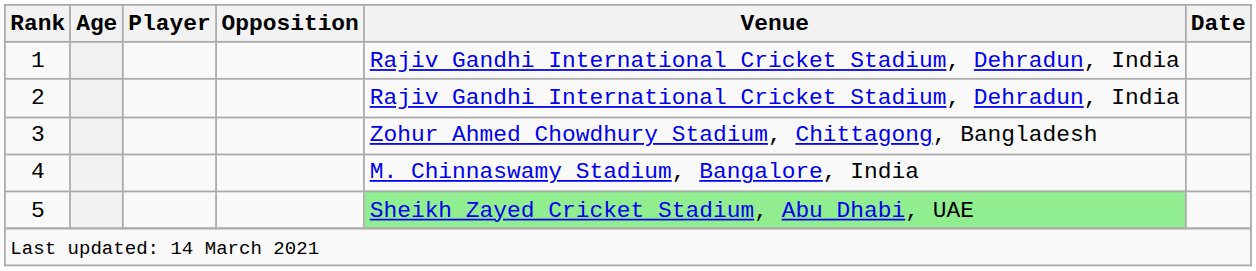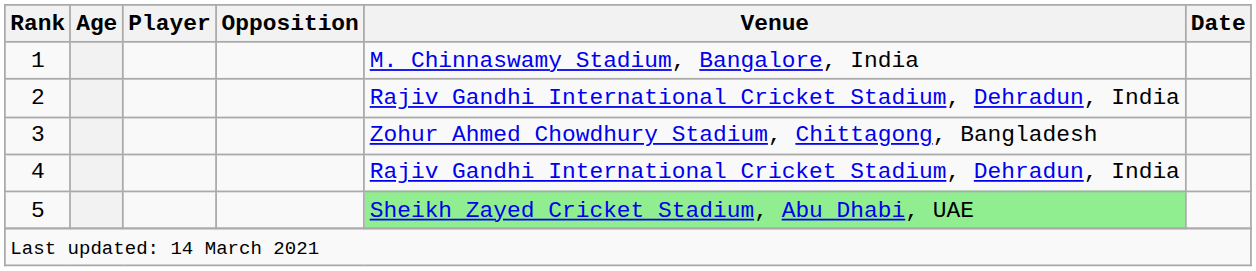(775, 61) Rajiv Gandhi International Cricket Stadium, Dehradun, India -> (644, 61) M. Chinnaswamy Stadium, Bangalore, India
(644, 173) M. Chinnaswamy Stadium, Bangalore, India -> (775, 173) Rajiv Gandhi International Cricket Stadium, Dehradun, India
